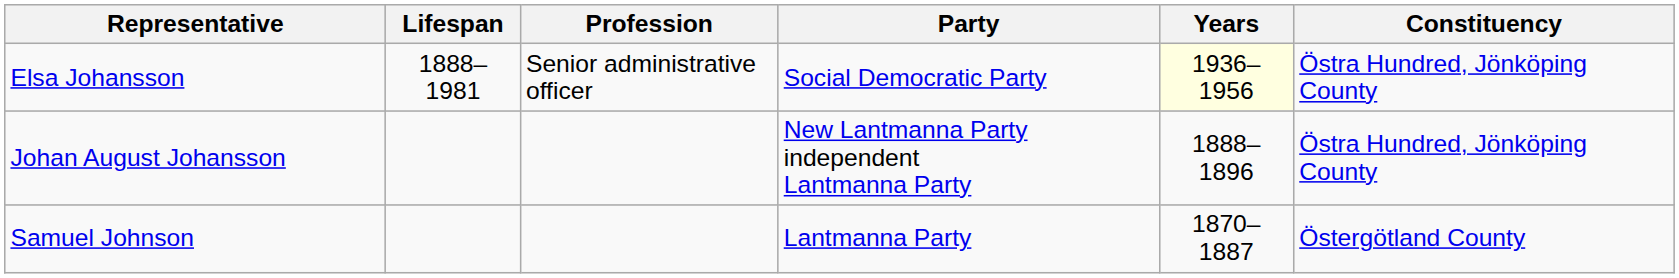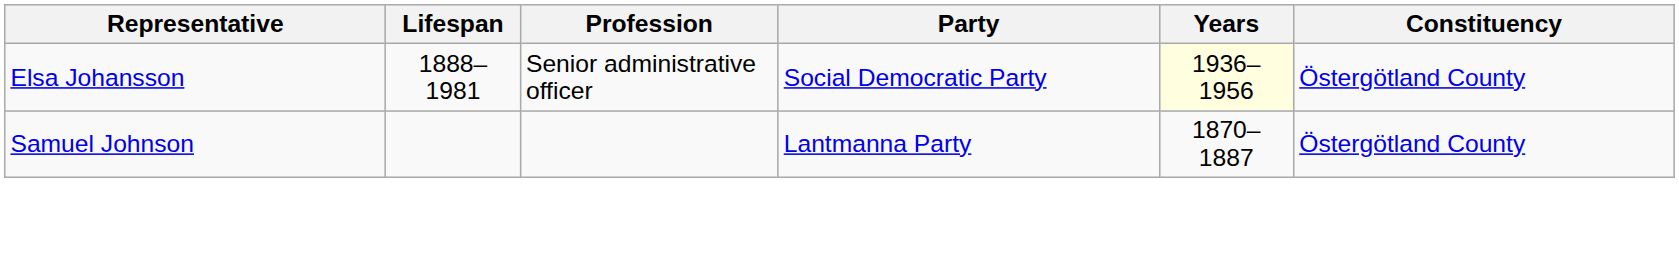(1443, 76) Östra Hundred, Jönköping County -> (1412, 76) Östergötland County
- row: (148, 157)
